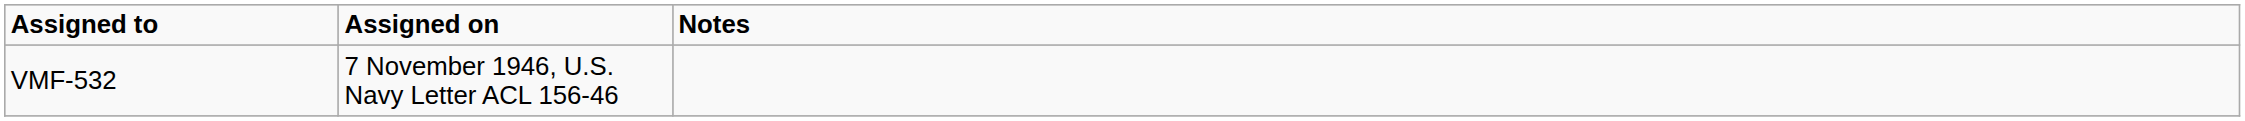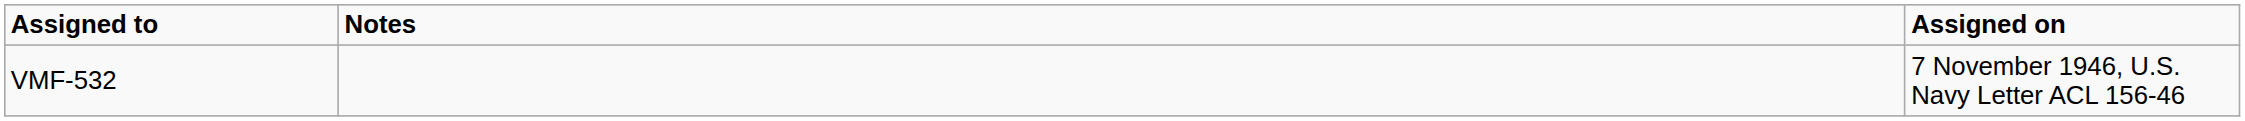columns swapped: (422, 24) <-> (714, 24)
